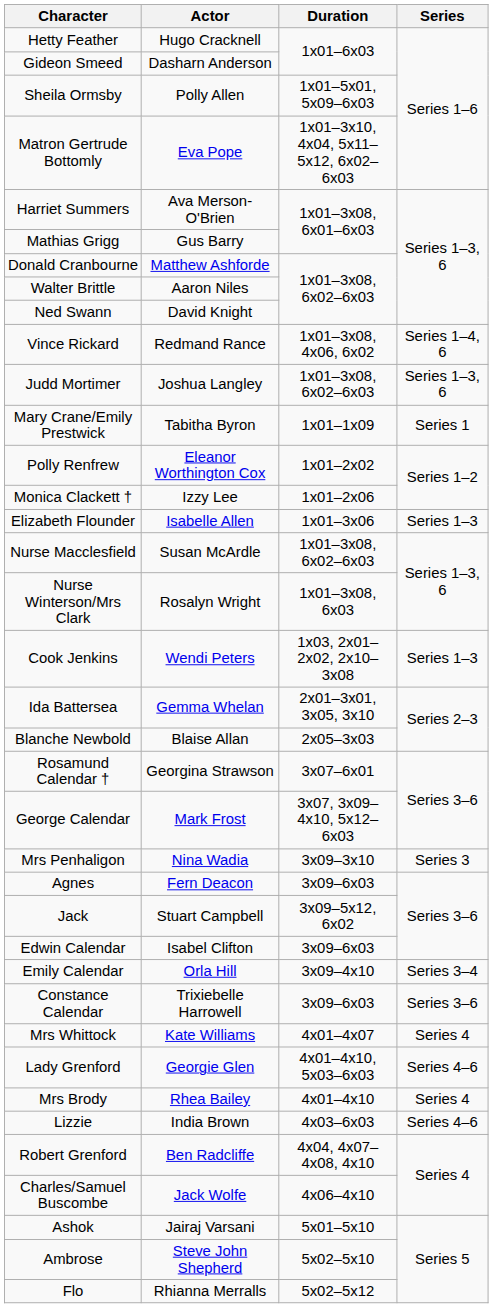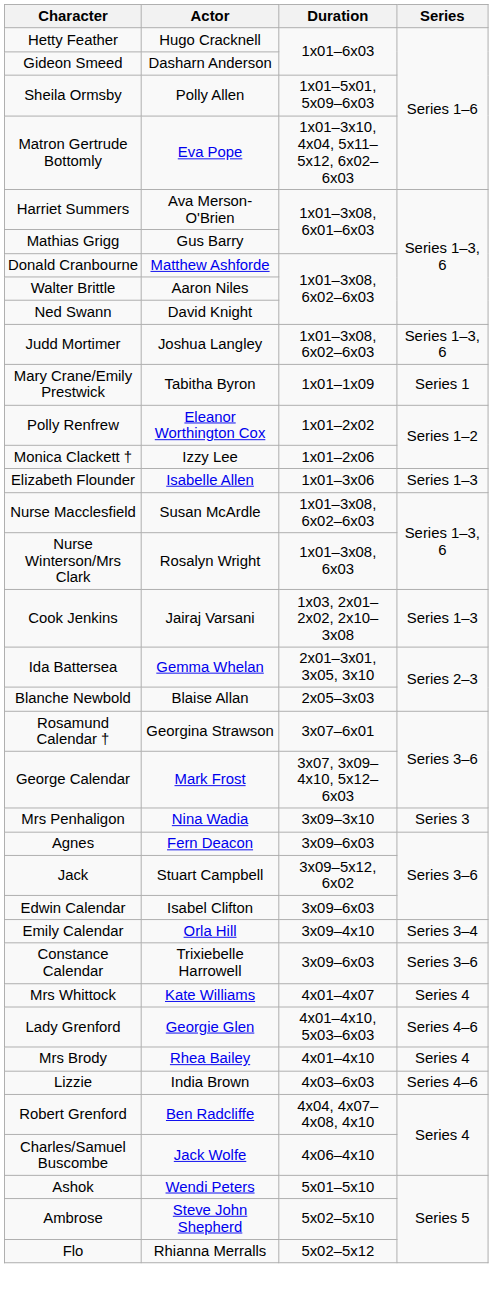- row: (73, 344)
(210, 658) Wendi Peters -> (210, 618) Jairaj Varsani
(210, 1227) Jairaj Varsani -> (210, 1186) Wendi Peters
